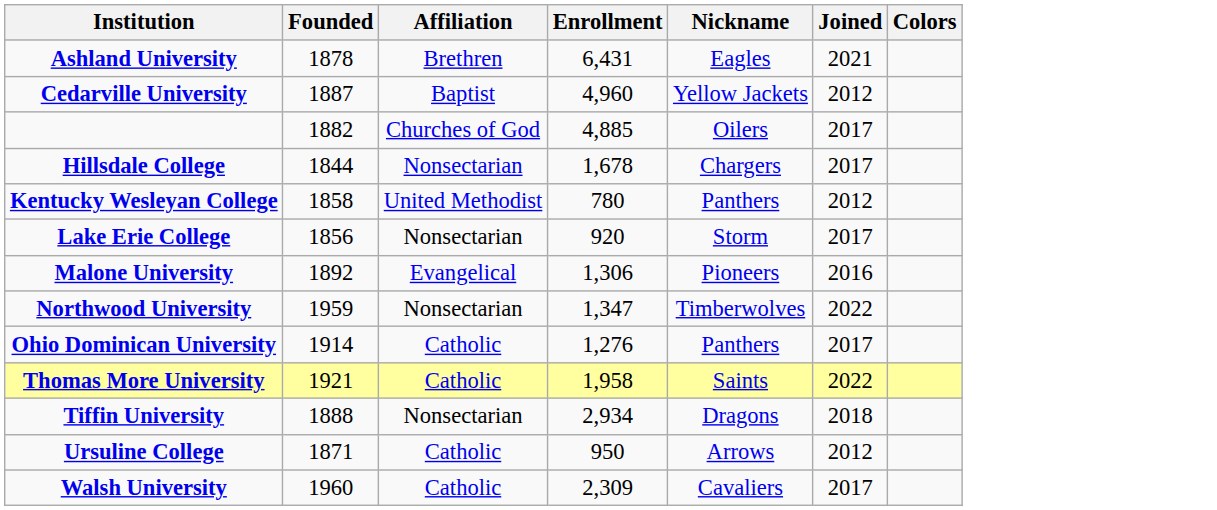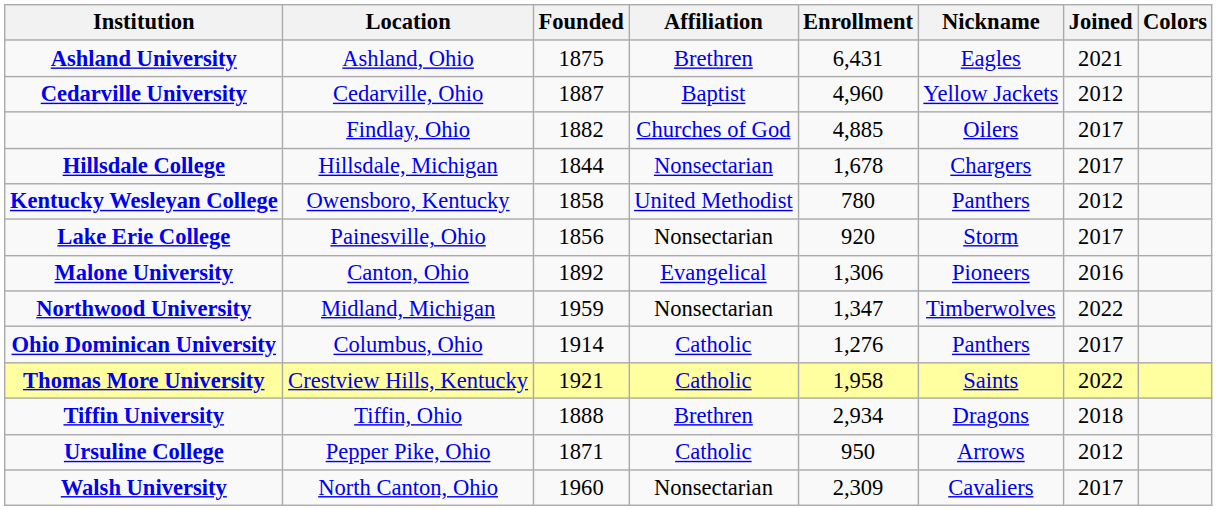+ column: (408, 22)
(331, 58) 1878 -> (581, 58) 1875
(463, 415) Nonsectarian -> (713, 415) Brethren
(463, 487) Catholic -> (713, 487) Nonsectarian
